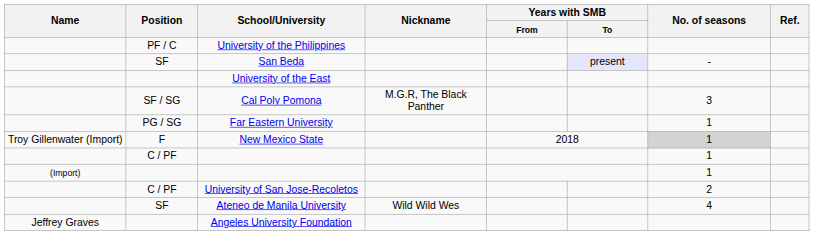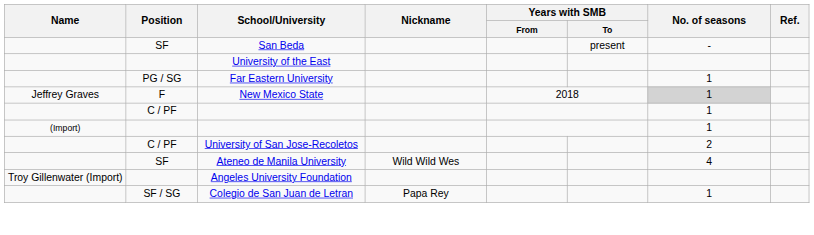- row: (162, 45)
(607, 62) lavender background -> (607, 45) no background
- row: (162, 101)
(65, 139) Troy Gillenwater (Import) -> (65, 95) Jeffrey Graves
(65, 222) Jeffrey Graves -> (65, 177) Troy Gillenwater (Import)
+ row: (162, 194)
